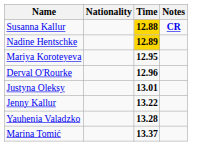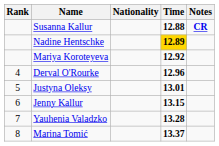+ column: (18, 12)
(147, 27) gold background -> (174, 27) no background
(147, 57) 12.95 -> (174, 57) 12.92
(147, 103) 13.22 -> (174, 103) 13.15
